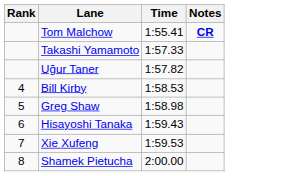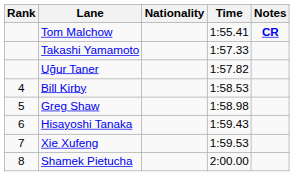+ column: (174, 13)
